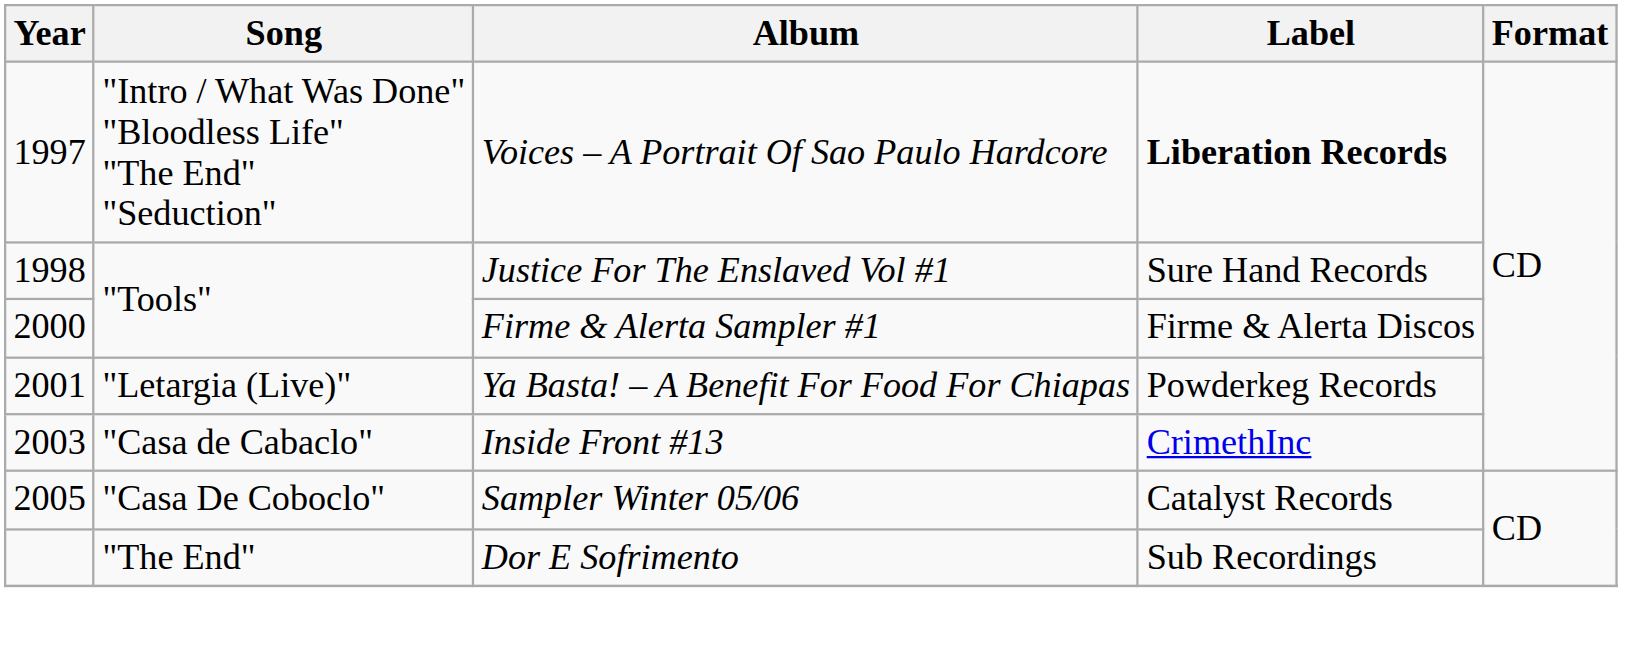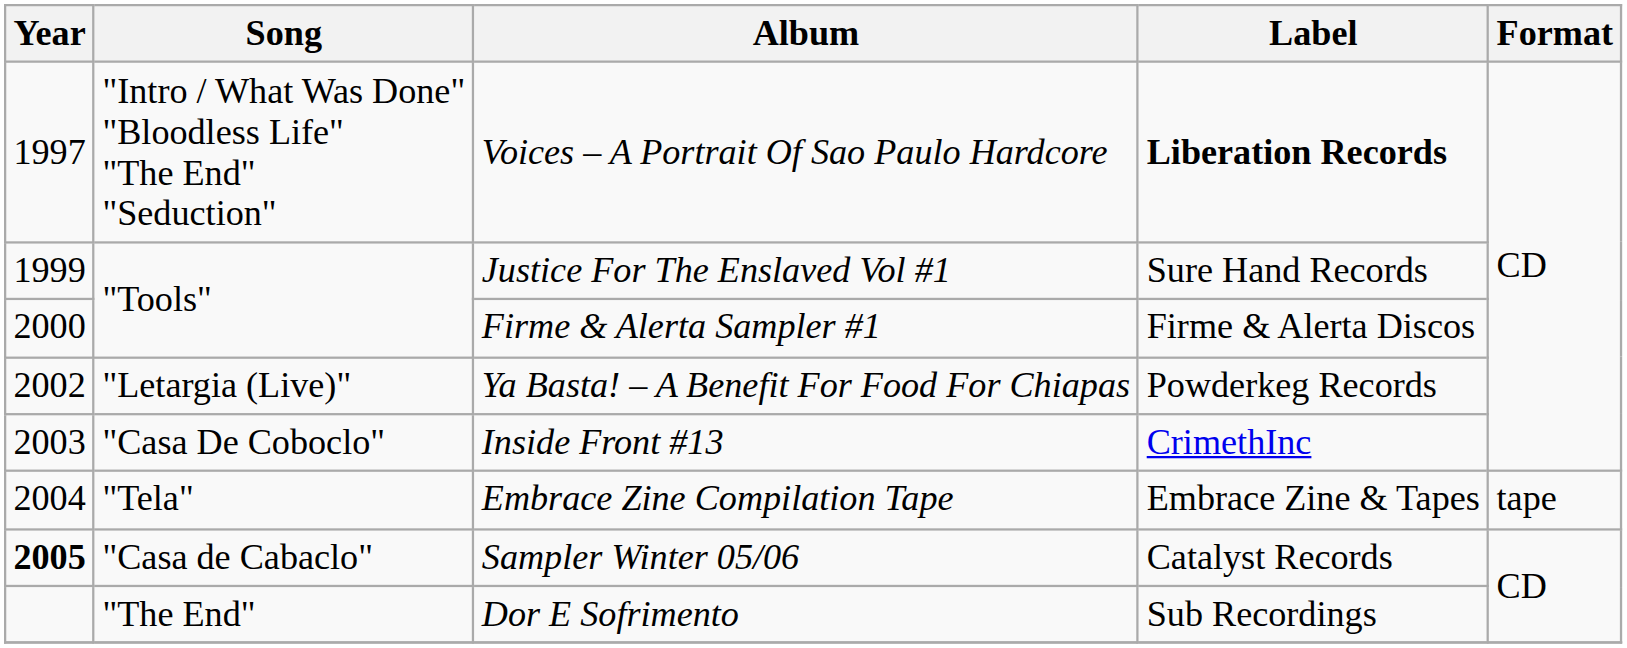(50, 269) 1998 -> (50, 269) 1999
(50, 384) 2001 -> (50, 384) 2002
(238, 441) "Casa de Cabaclo" -> (244, 441) "Casa De Coboclo"
+ row: (718, 499)
(50, 499) normal -> (50, 556) bold
(244, 499) "Casa De Coboclo" -> (238, 556) "Casa de Cabaclo"
